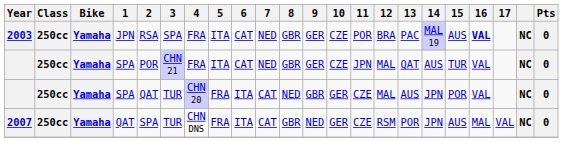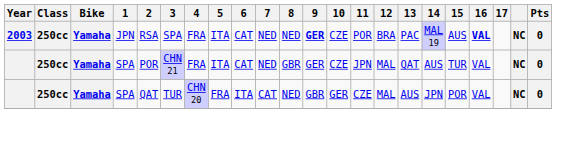(291, 36) GBR -> (291, 36) NED
(315, 36) normal -> (315, 36) bold
- row: (19, 123)
